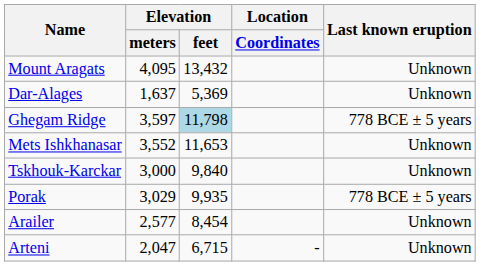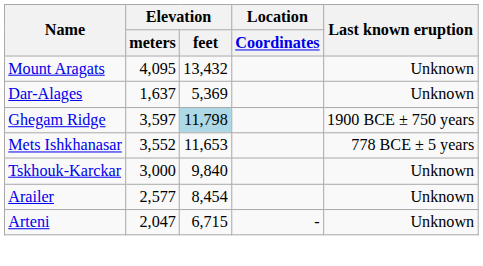(410, 119) 778 BCE ± 5 years -> (401, 119) 1900 BCE ± 750 years
(440, 145) Unknown -> (413, 145) 778 BCE ± 5 years
- row: (27, 196)
